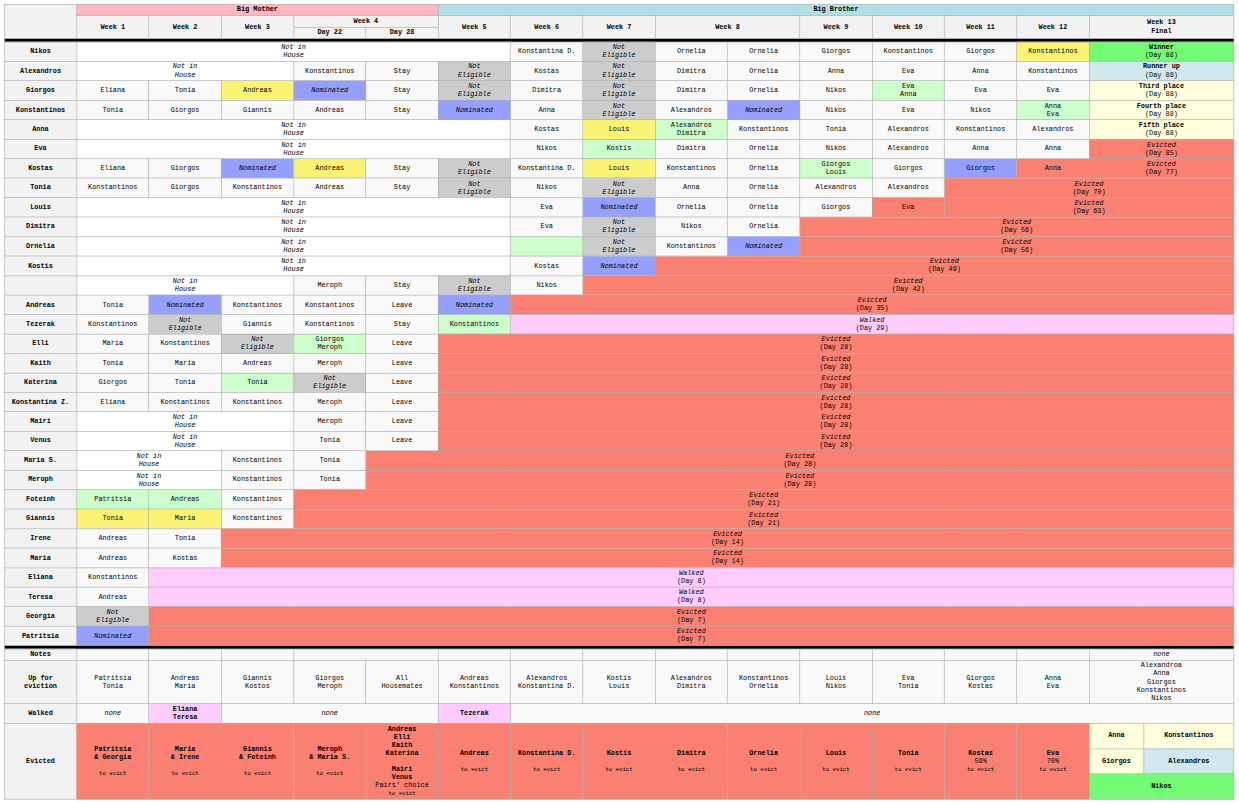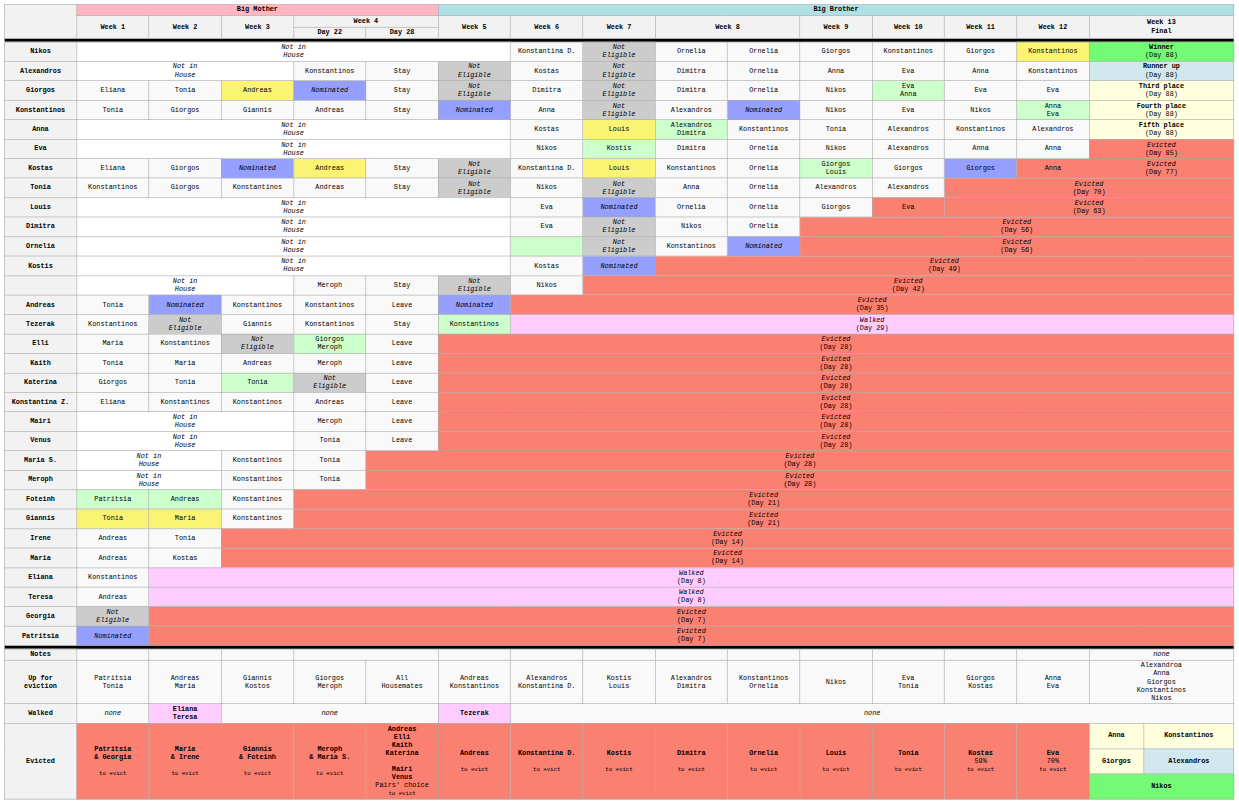(330, 402) Meroph -> (330, 402) Andreas
(836, 682) Louis Nikos -> (836, 682) Nikos
